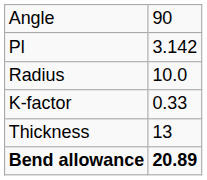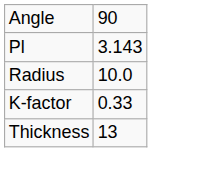(175, 47) 3.142 -> (120, 47) 3.143
- row: (76, 160)
